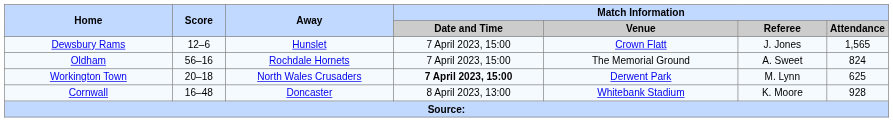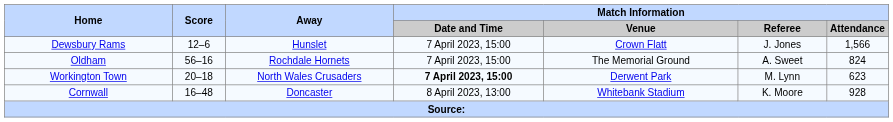(857, 45) 1,565 -> (857, 45) 1,566
(857, 77) 625 -> (857, 77) 623
